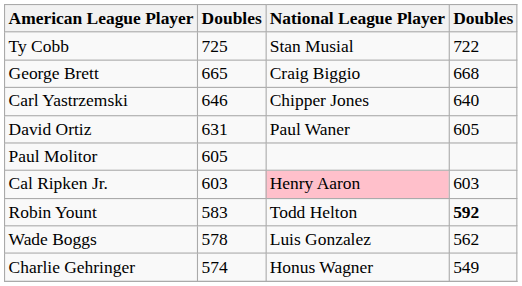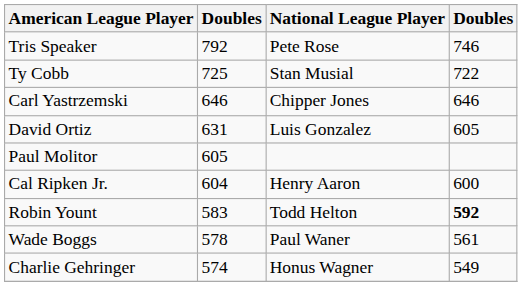+ row: (53, 45)
- row: (54, 73)
(466, 101) 640 -> (466, 101) 646
(310, 128) Paul Waner -> (320, 128) Luis Gonzalez
(215, 184) 603 -> (215, 184) 604
(315, 184) pink background -> (315, 184) no background
(466, 184) 603 -> (466, 184) 600
(320, 239) Luis Gonzalez -> (310, 239) Paul Waner
(466, 239) 562 -> (466, 239) 561
